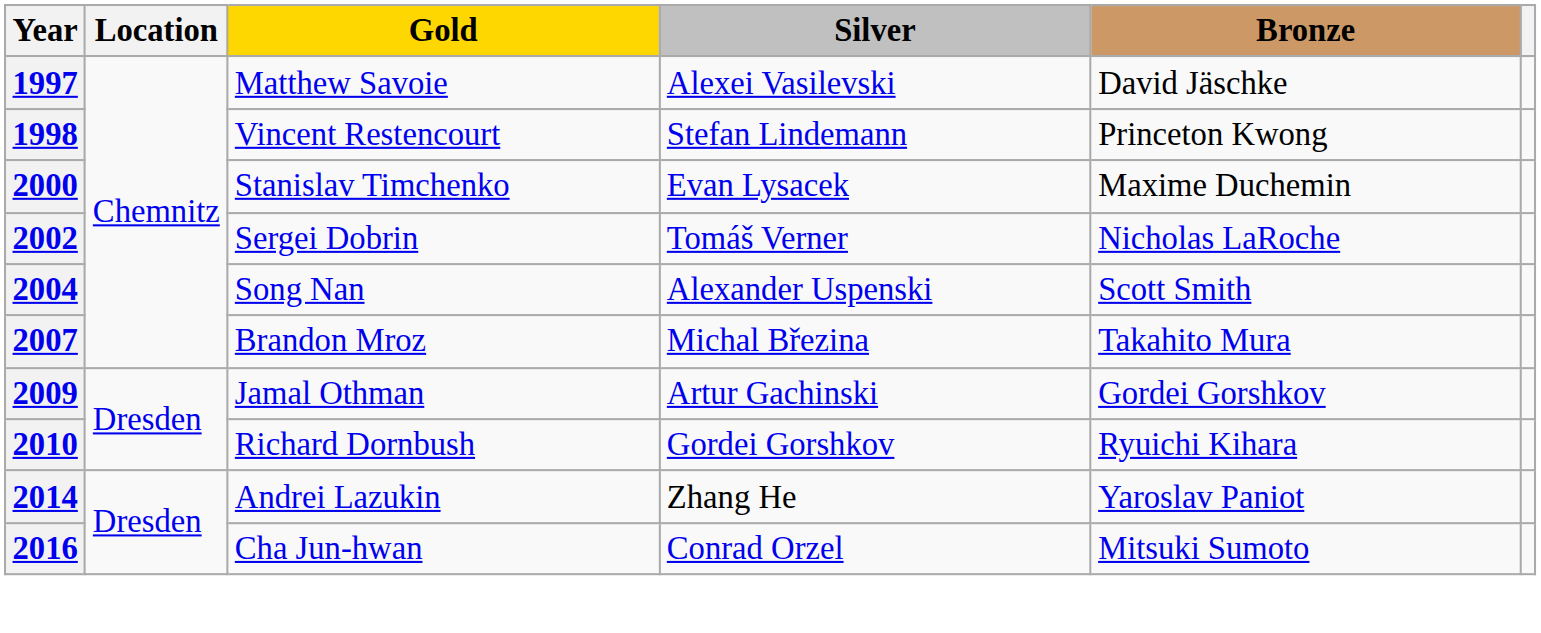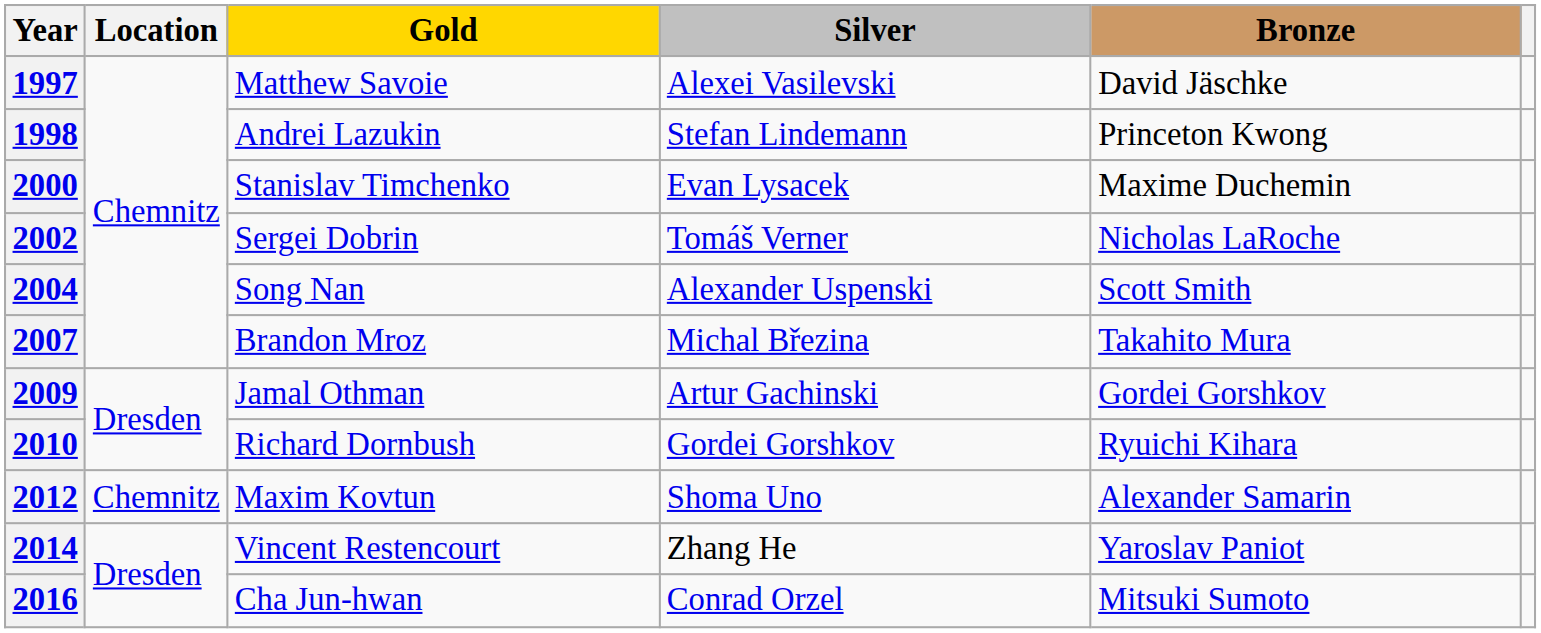(368, 133) Vincent Restencourt -> (338, 133) Andrei Lazukin
+ row: (45, 496)
(338, 496) Andrei Lazukin -> (368, 548) Vincent Restencourt
